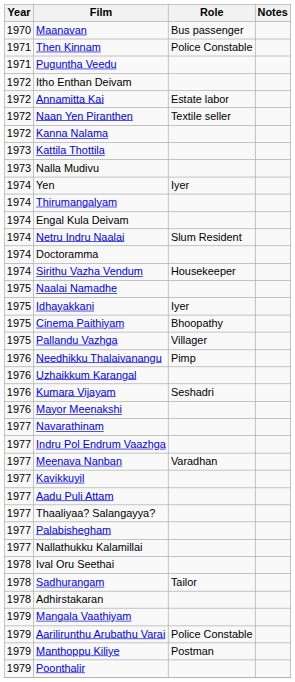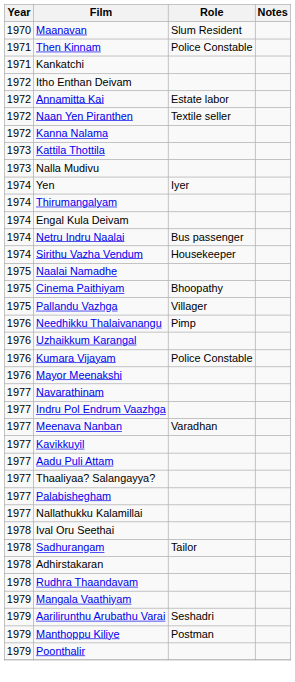(207, 30) Bus passenger -> (206, 30) Slum Resident
- row: (76, 64)
+ row: (60, 64)
(206, 237) Slum Resident -> (207, 237) Bus passenger
- row: (67, 254)
- row: (65, 306)
(192, 392) Seshadri -> (212, 358) Police Constable
+ row: (87, 582)
(212, 634) Police Constable -> (192, 617) Seshadri
